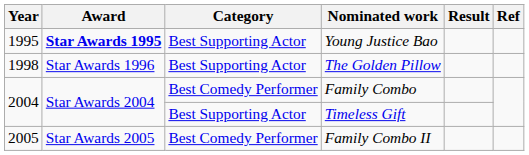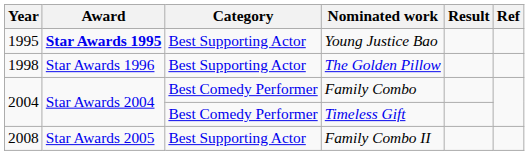(237, 114) Best Supporting Actor -> (243, 114) Best Comedy Performer
(23, 138) 2005 -> (23, 138) 2008
(243, 138) Best Comedy Performer -> (237, 138) Best Supporting Actor
